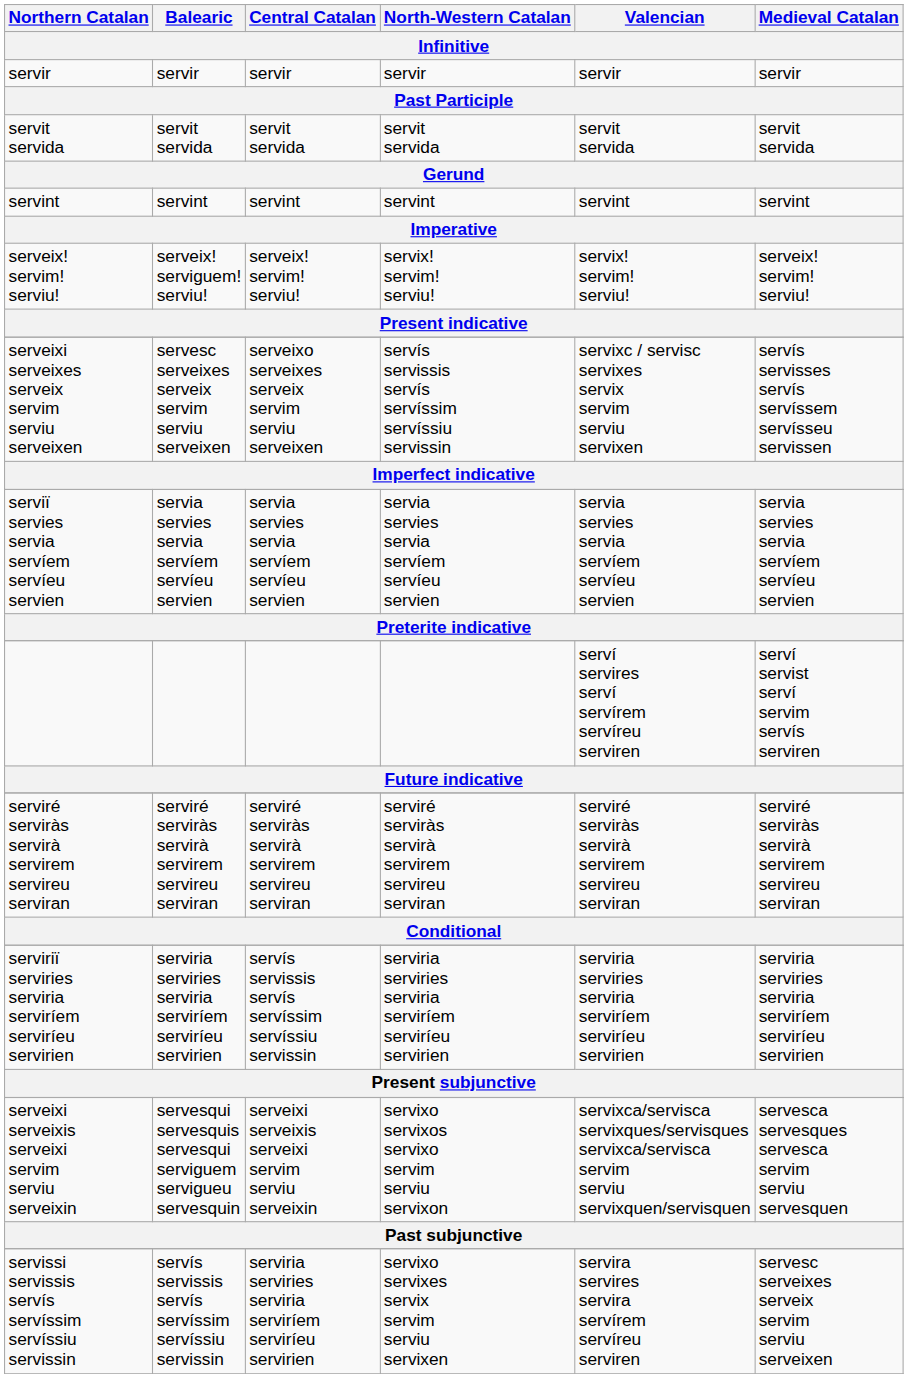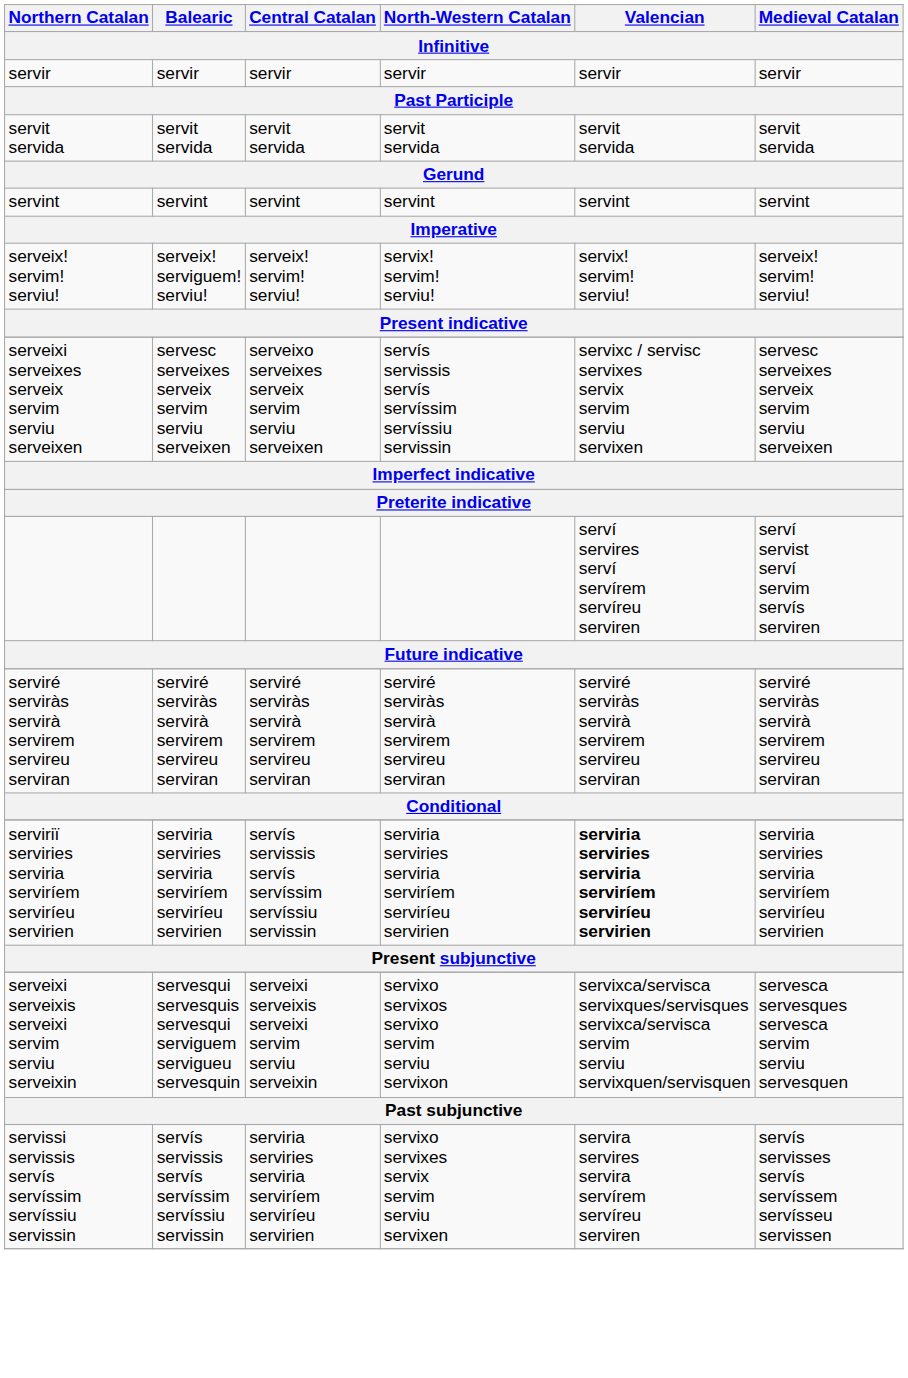(798, 399) servís servisses servís servíssem servísseu servissen -> (796, 399) servesc serveixes serveix servim serviu serveixen
- row: (39, 551)
(614, 1007) normal -> (617, 882) bold
(796, 1311) servesc serveixes serveix servim serviu serveixen -> (798, 1186) servís servisses servís servíssem servísseu servissen
